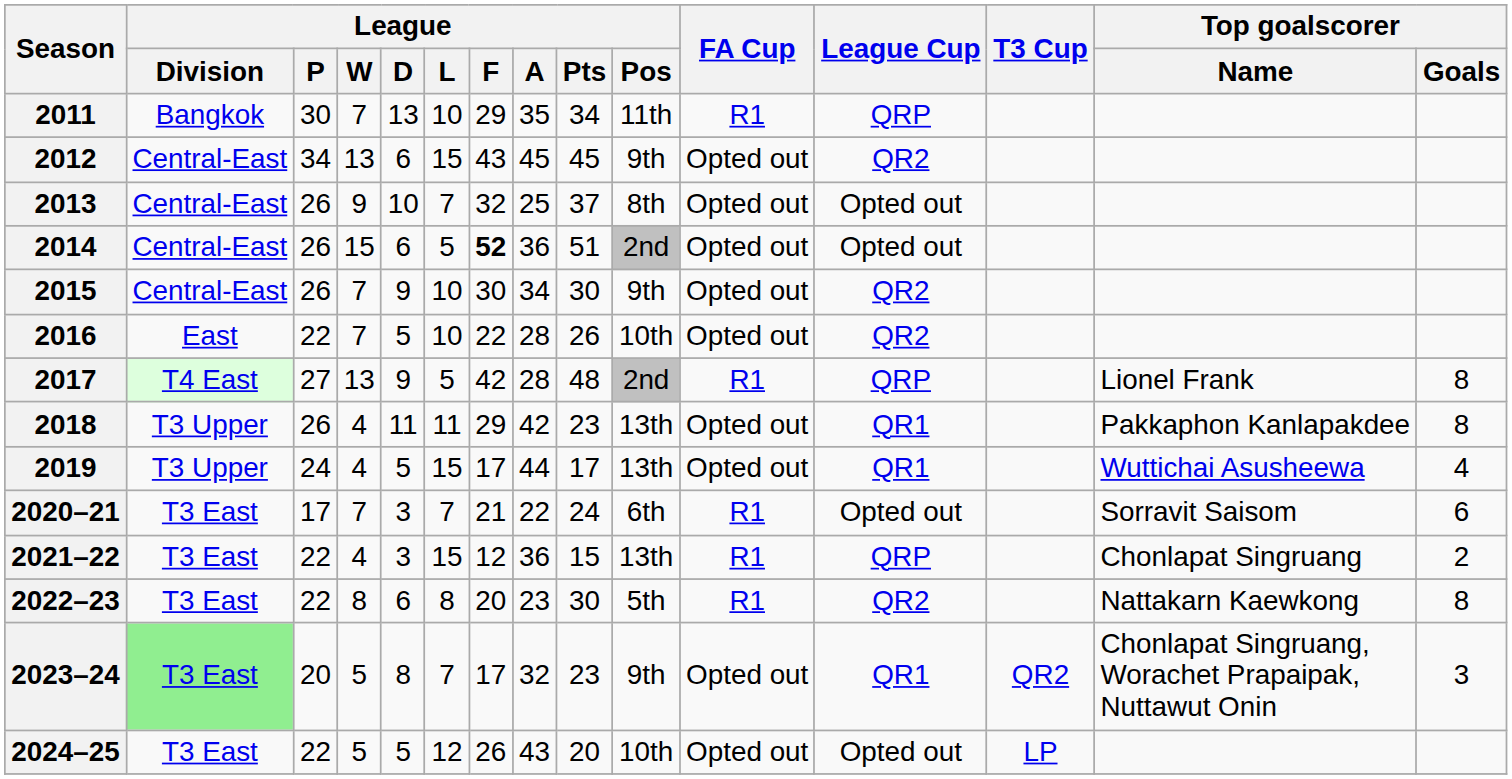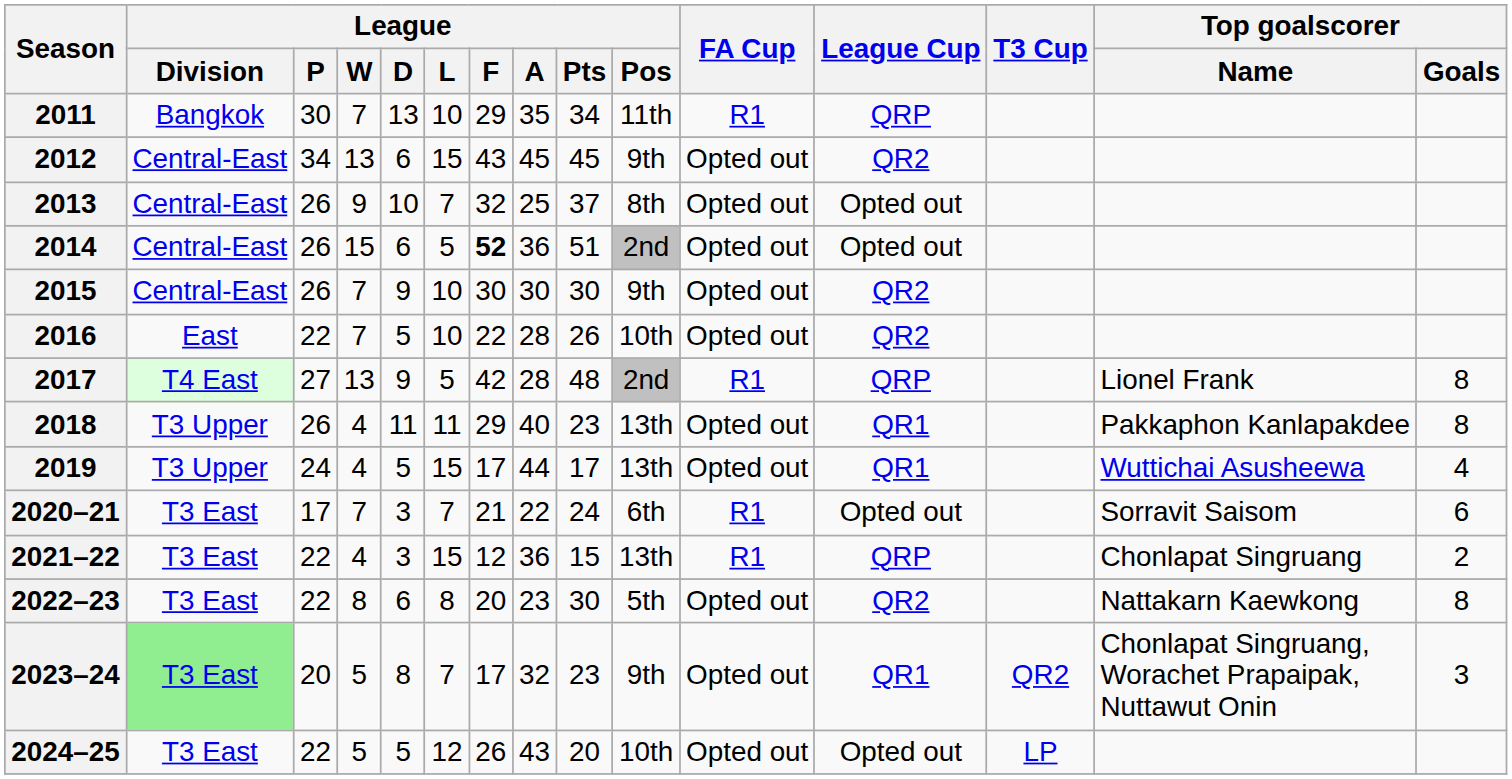(535, 291) 34 -> (535, 291) 30
(535, 423) 42 -> (535, 423) 40
(747, 600) R1 -> (747, 600) Opted out
